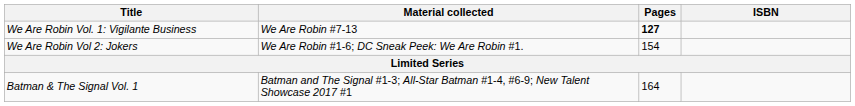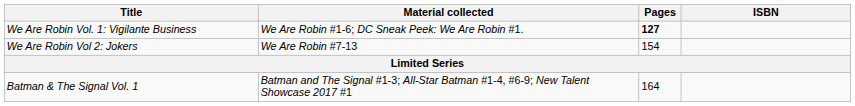(309, 30) We Are Robin #7-13 -> (392, 30) We Are Robin #1-6; DC Sneak Peek: We Are Robin #1.
(392, 47) We Are Robin #1-6; DC Sneak Peek: We Are Robin #1. -> (309, 47) We Are Robin #7-13
